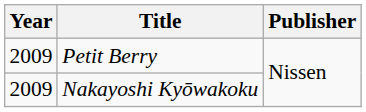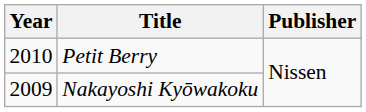(31, 55) 2009 -> (31, 55) 2010
